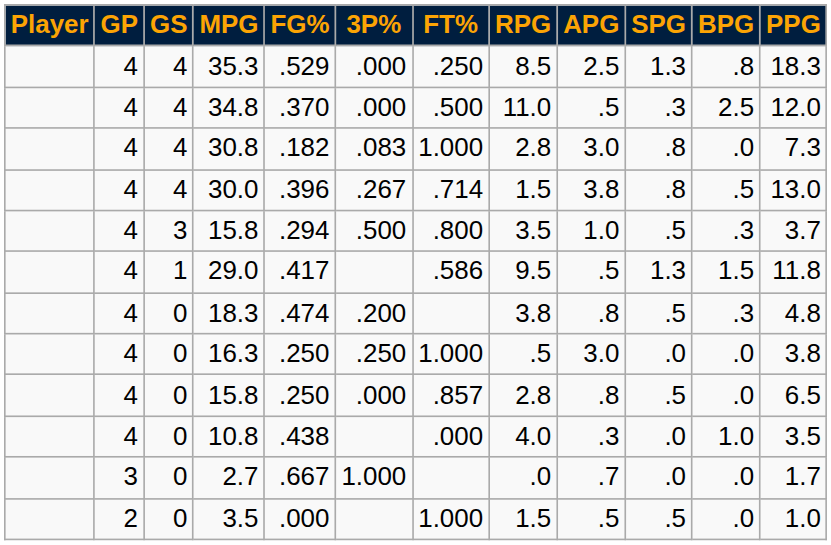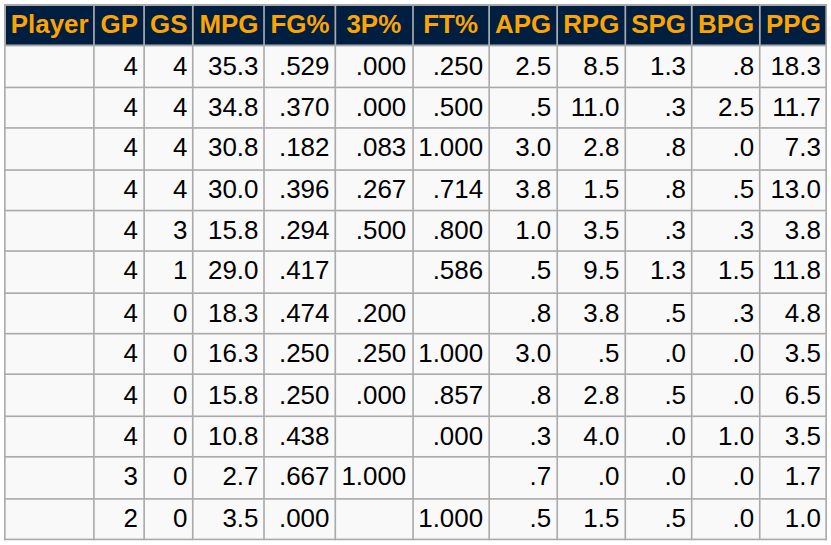columns swapped: (523, 25) <-> (591, 25)
(796, 107) 12.0 -> (797, 107) 11.7
(675, 230) .5 -> (675, 230) .3
(803, 230) 3.7 -> (803, 230) 3.8
(803, 353) 3.8 -> (803, 353) 3.5
